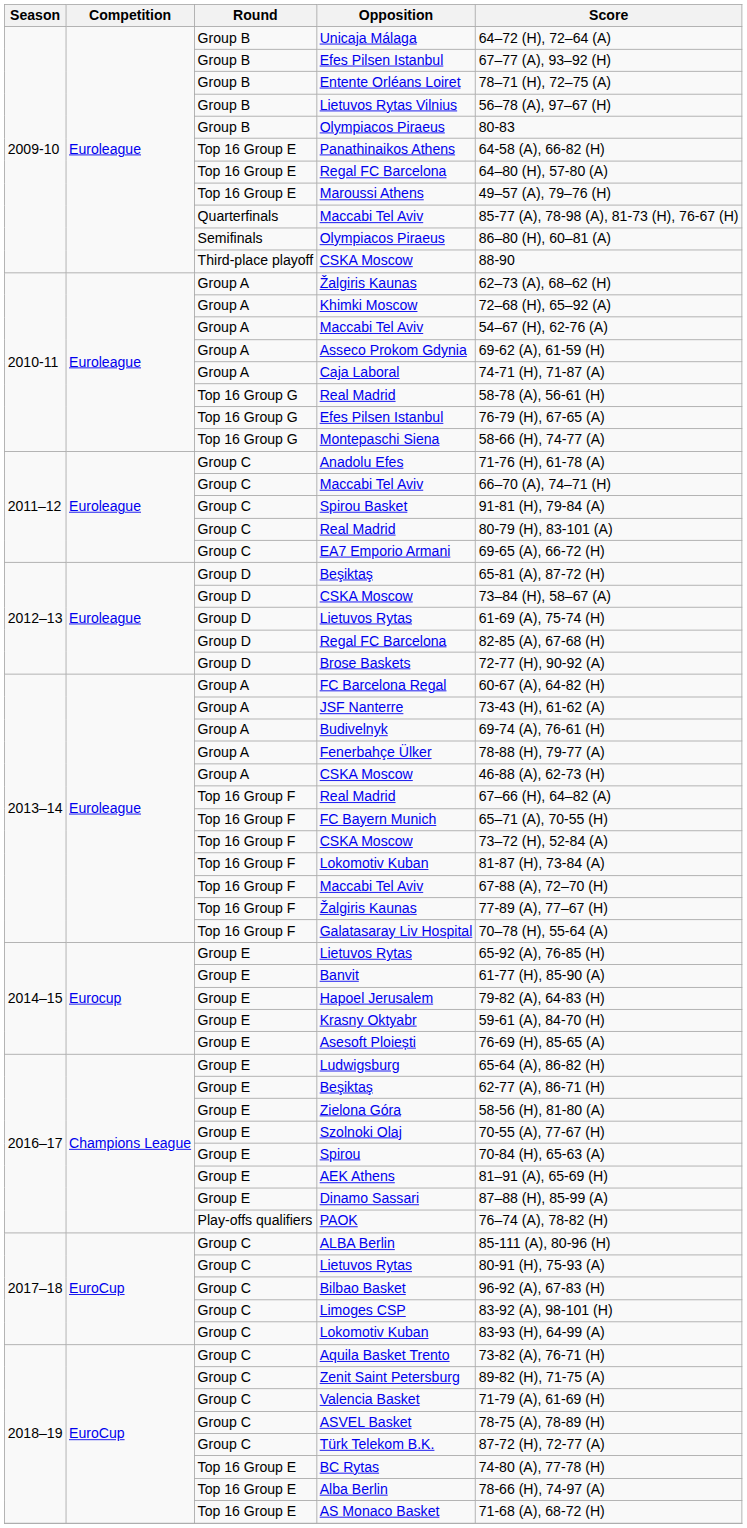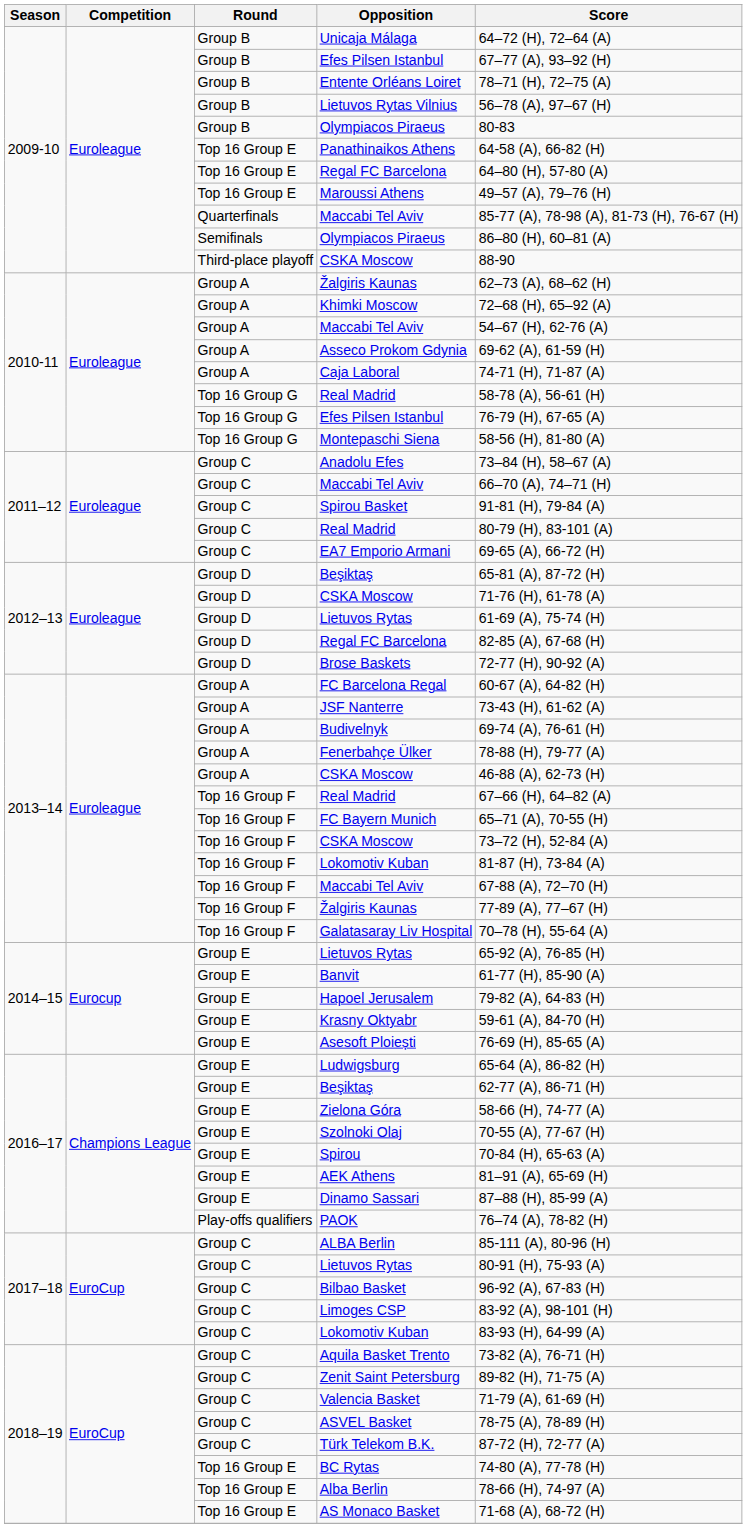(542, 439) 58-66 (H), 74-77 (A) -> (542, 439) 58-56 (H), 81-80 (A)
(542, 462) 71-76 (H), 61-78 (A) -> (545, 462) 73–84 (H), 58–67 (A)
(545, 596) 73–84 (H), 58–67 (A) -> (542, 596) 71-76 (H), 61-78 (A)
(542, 1109) 58-56 (H), 81-80 (A) -> (542, 1109) 58-66 (H), 74-77 (A)
